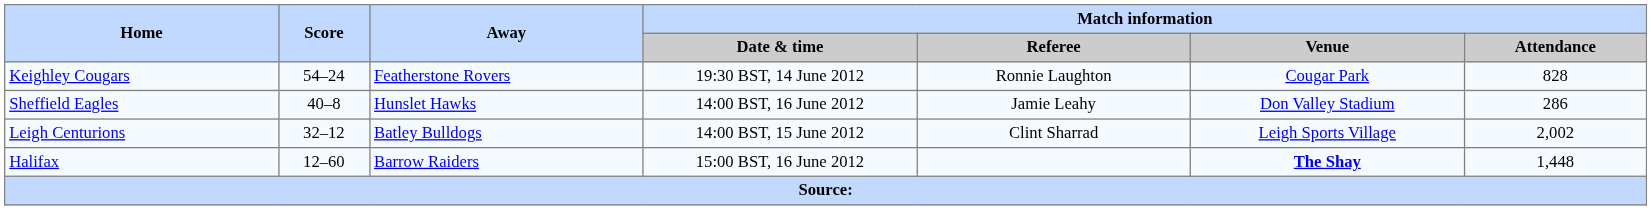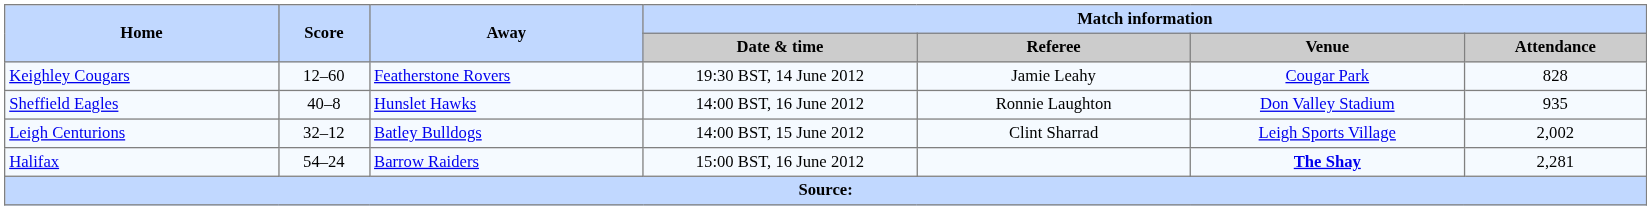(324, 75) 54–24 -> (324, 75) 12–60
(1054, 75) Ronnie Laughton -> (1054, 75) Jamie Leahy
(1054, 104) Jamie Leahy -> (1054, 104) Ronnie Laughton
(1555, 104) 286 -> (1555, 104) 935
(324, 161) 12–60 -> (324, 161) 54–24
(1555, 161) 1,448 -> (1555, 161) 2,281
